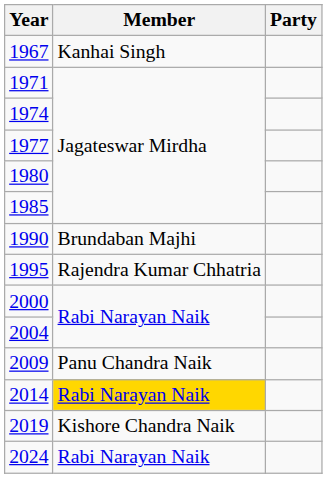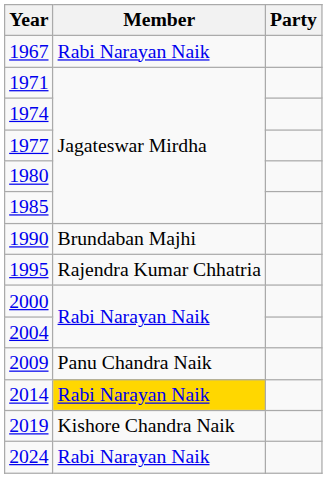(111, 51) Kanhai Singh -> (134, 51) Rabi Narayan Naik
